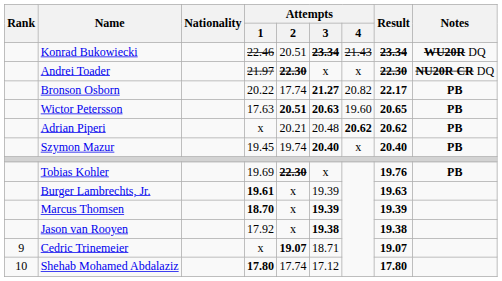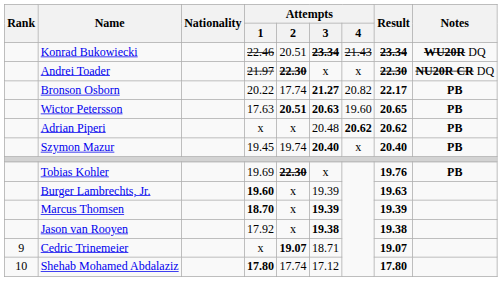(293, 128) 20.21 -> (293, 128) x
(261, 190) 19.61 -> (261, 190) 19.60
